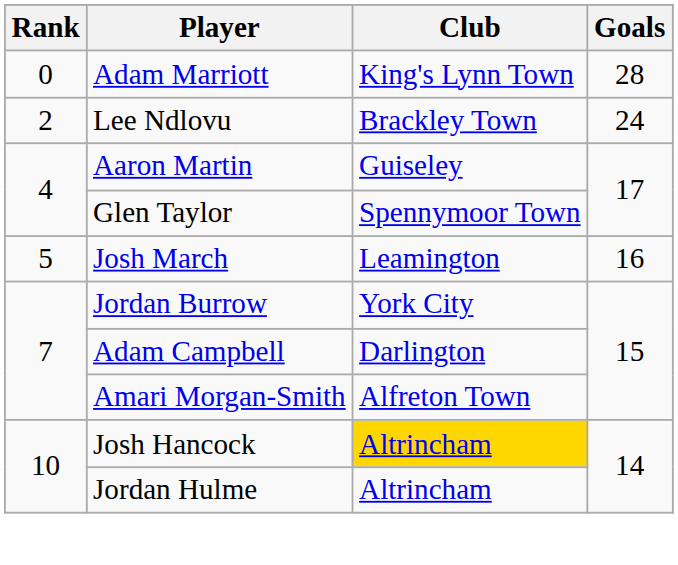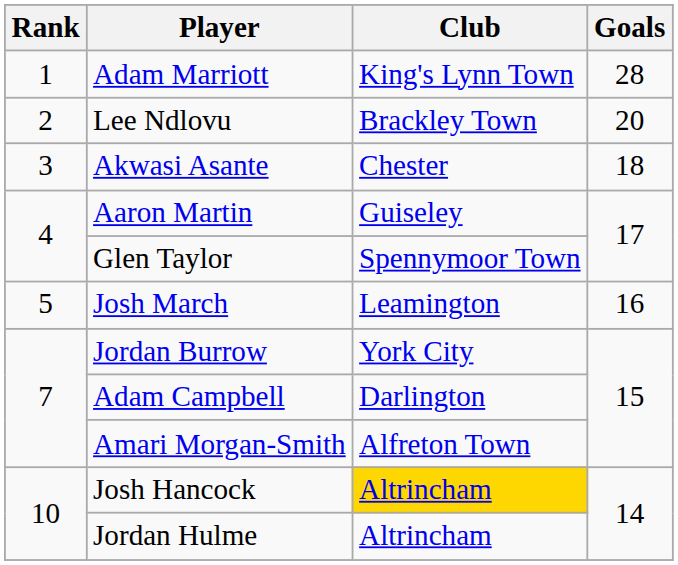(46, 73) 0 -> (46, 73) 1
(630, 119) 24 -> (630, 119) 20
+ row: (181, 166)
